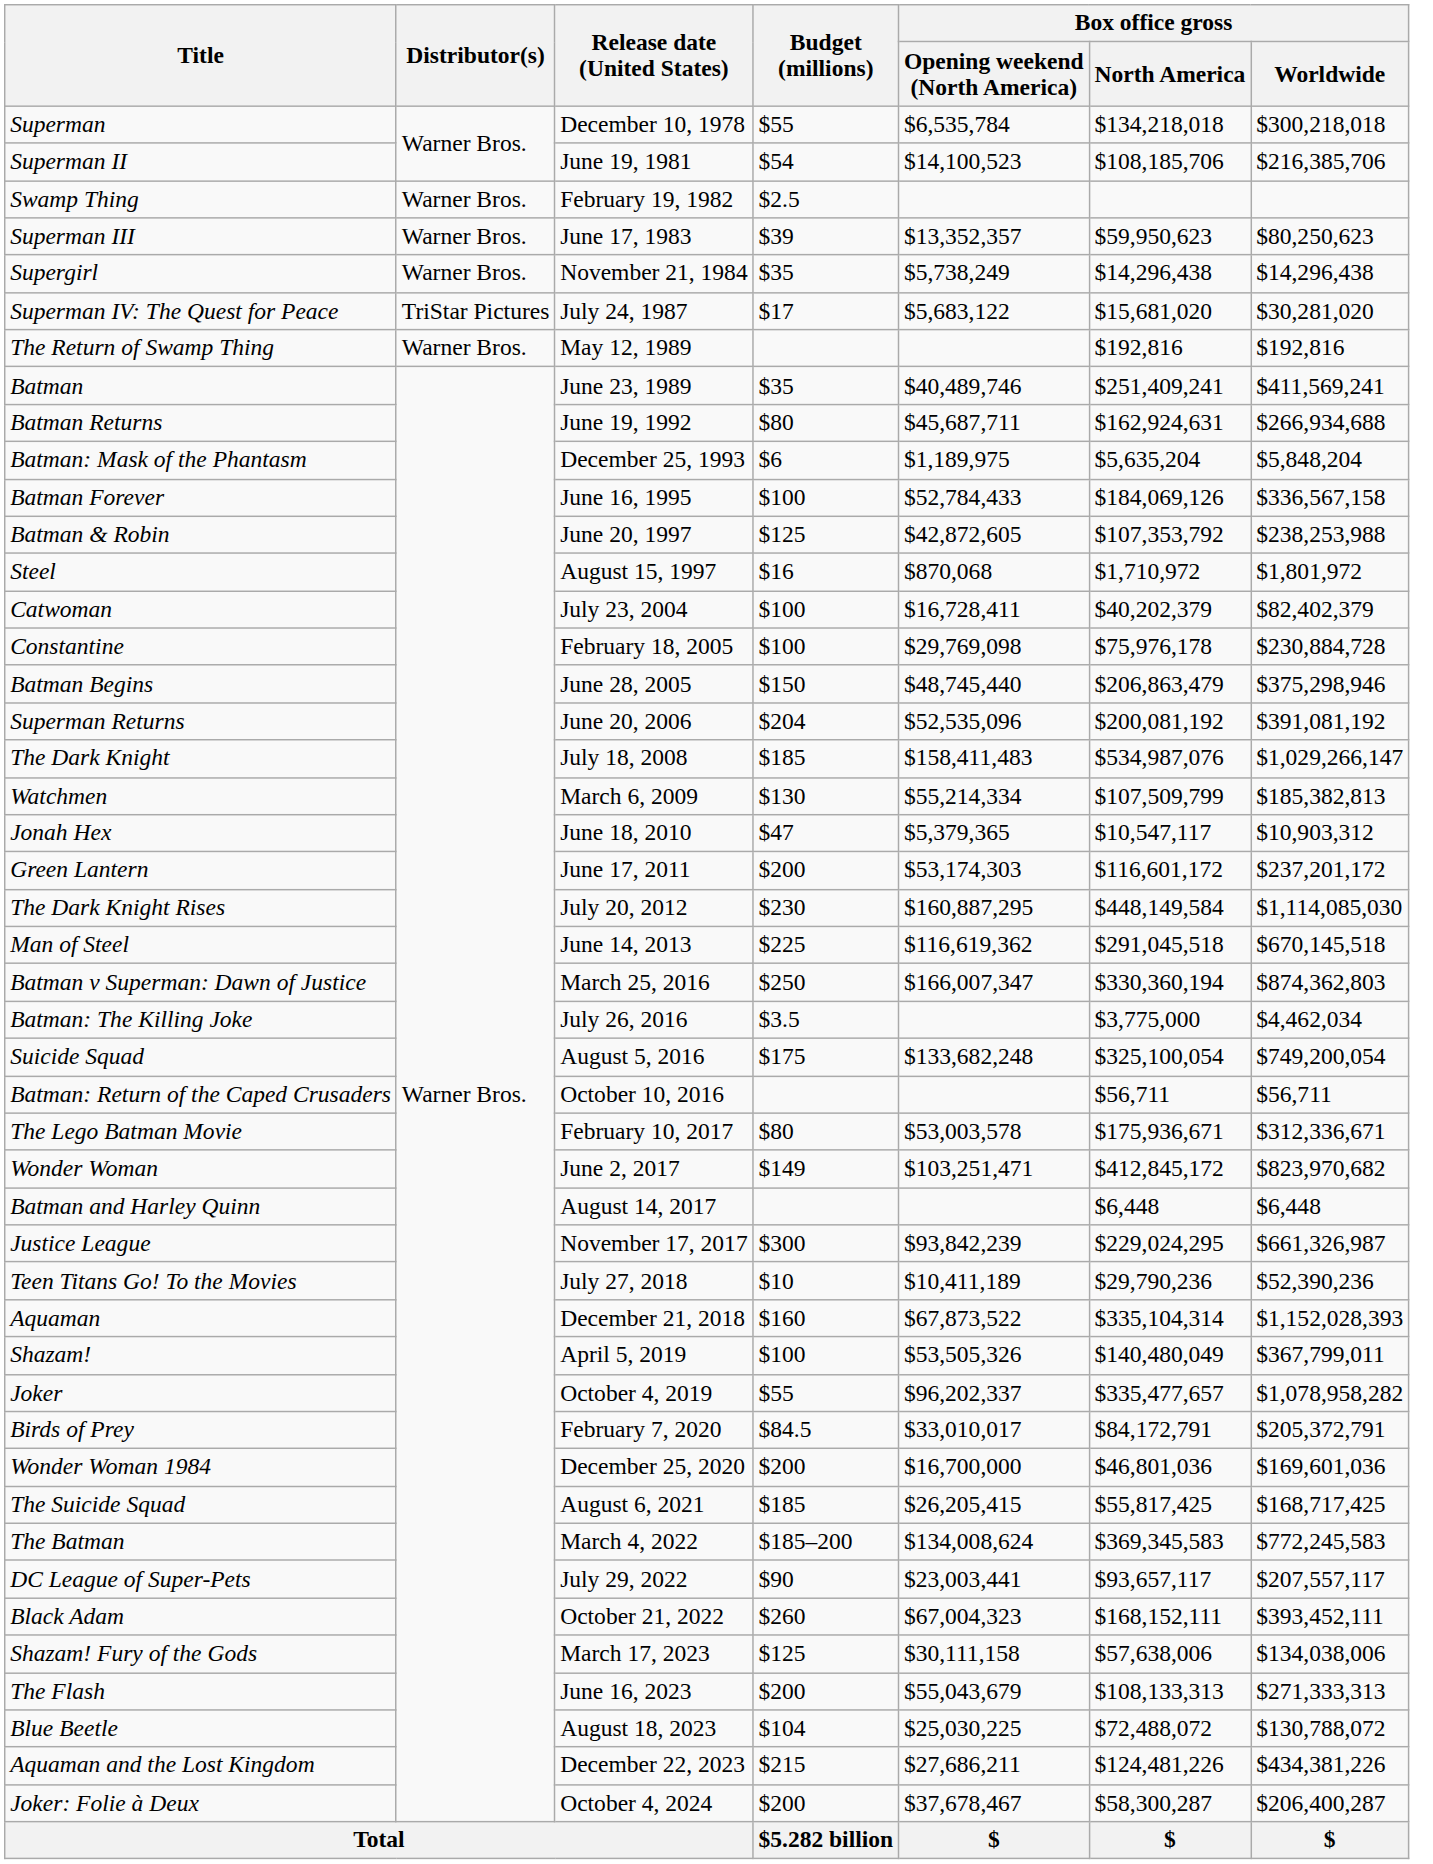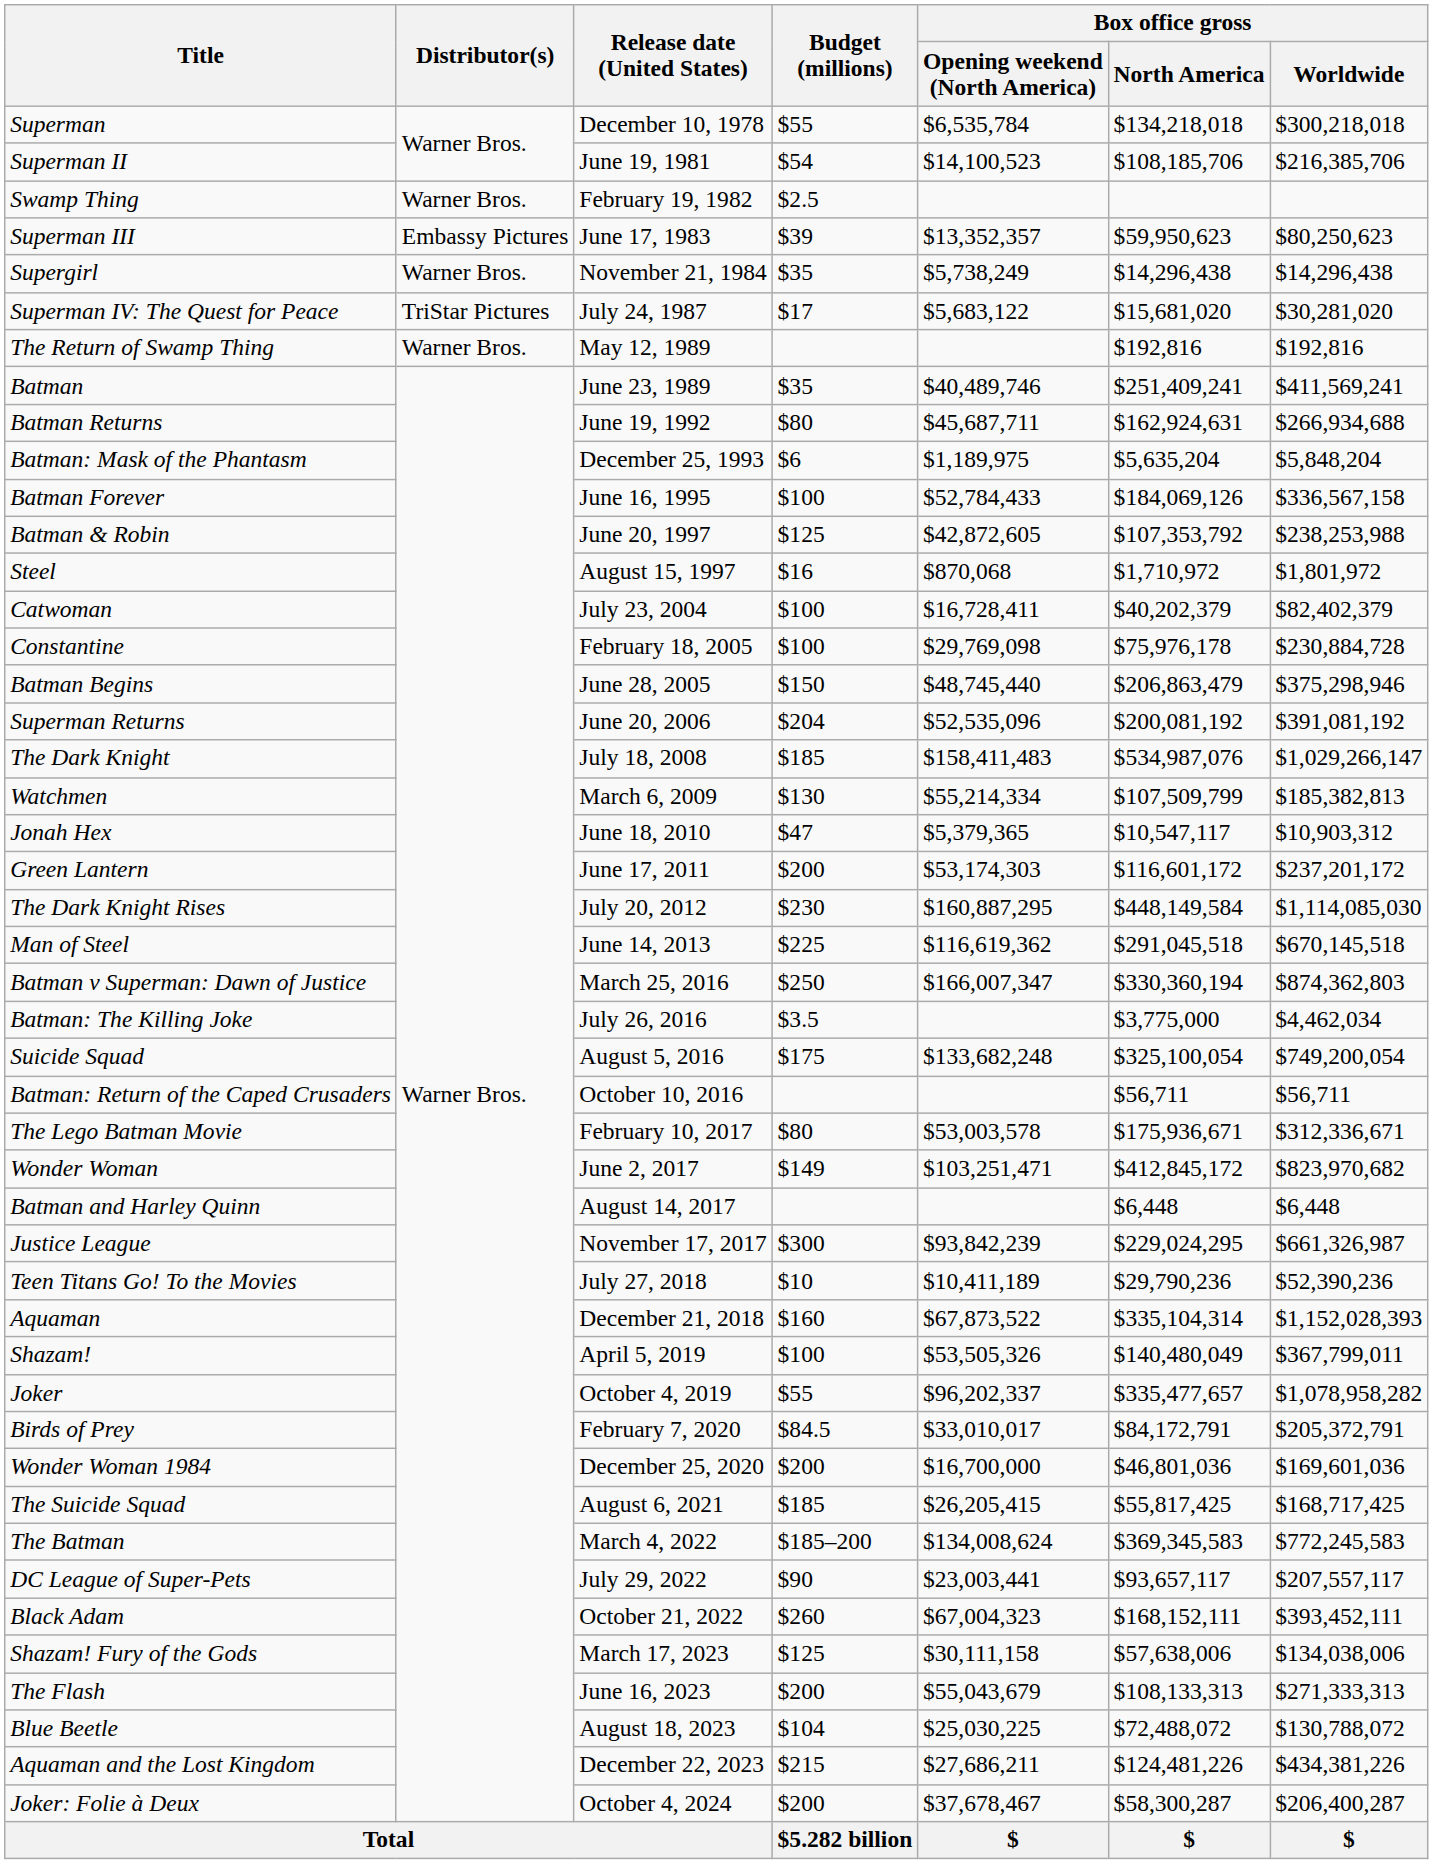(464, 236) Warner Bros. -> (485, 236) Embassy Pictures
